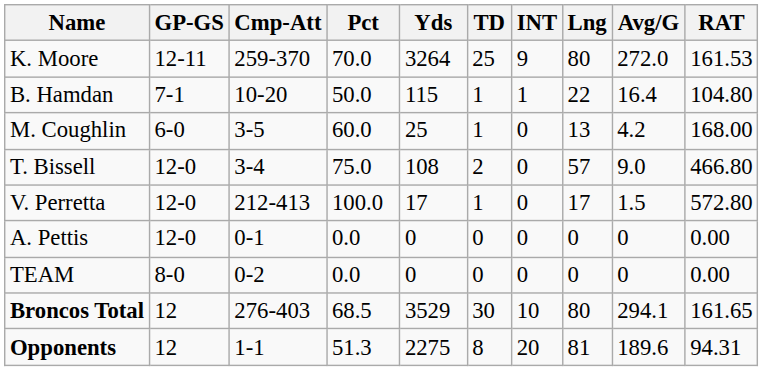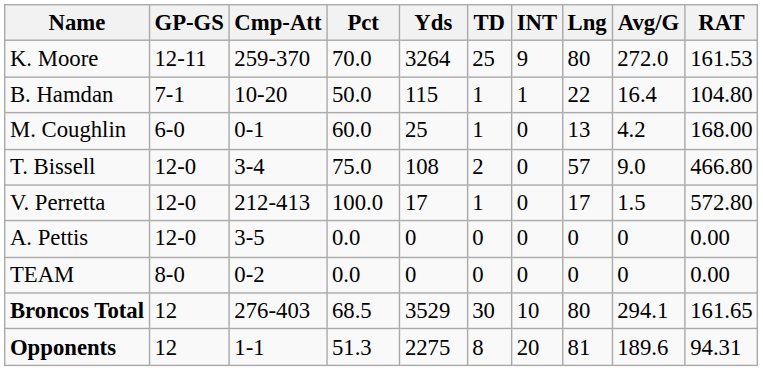(255, 130) 3-5 -> (255, 130) 0-1
(255, 238) 0-1 -> (255, 238) 3-5
